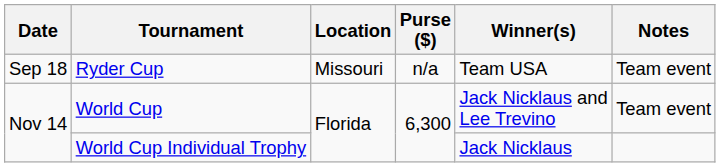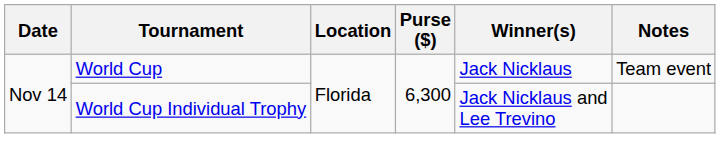- row: (120, 69)
(534, 108) Jack Nicklaus and Lee Trevino -> (516, 69) Jack Nicklaus
(516, 148) Jack Nicklaus -> (534, 108) Jack Nicklaus and Lee Trevino
